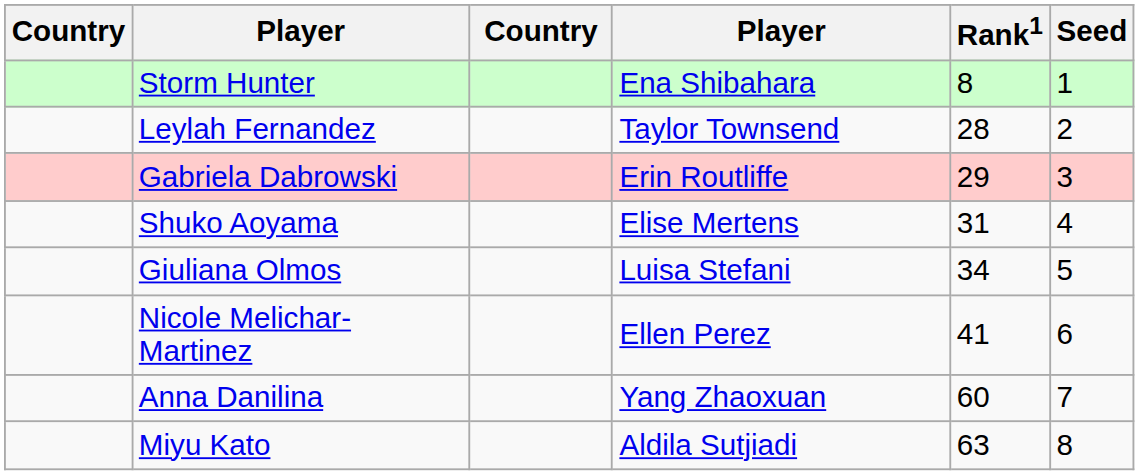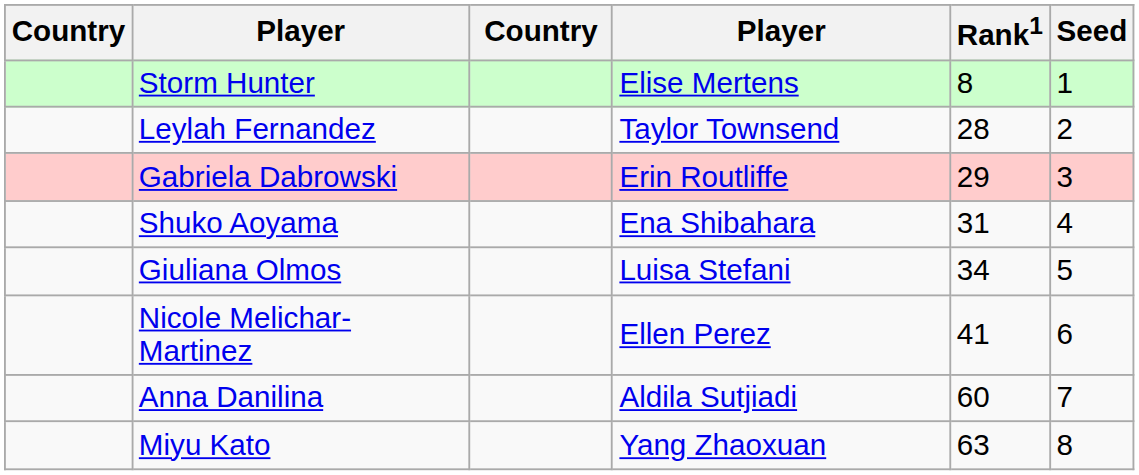(717, 82) Ena Shibahara -> (709, 82) Elise Mertens
(709, 223) Elise Mertens -> (717, 223) Ena Shibahara
(723, 397) Yang Zhaoxuan -> (708, 397) Aldila Sutjiadi
(708, 444) Aldila Sutjiadi -> (723, 444) Yang Zhaoxuan
